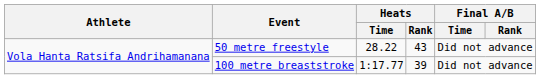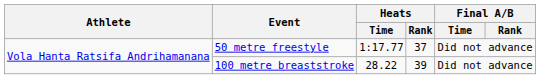(381, 47) 28.22 -> (381, 47) 1:17.77
(421, 47) 43 -> (421, 47) 37
(381, 65) 1:17.77 -> (381, 65) 28.22
